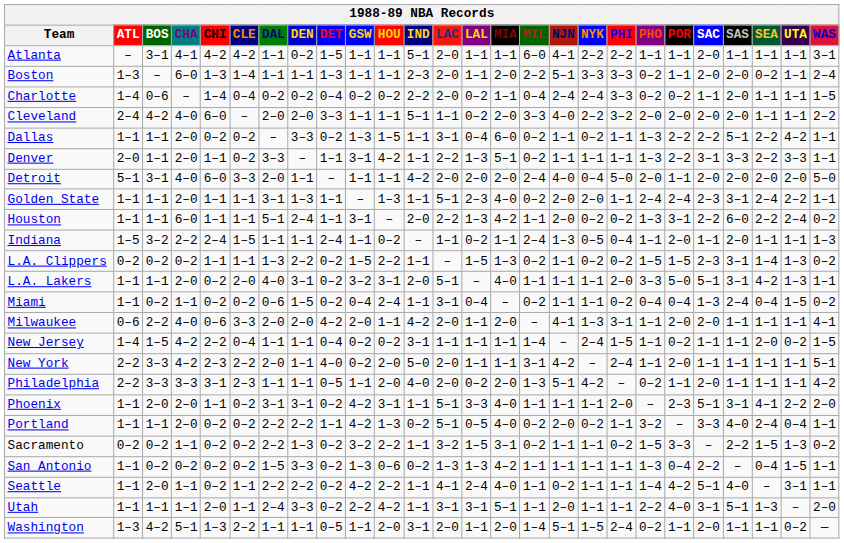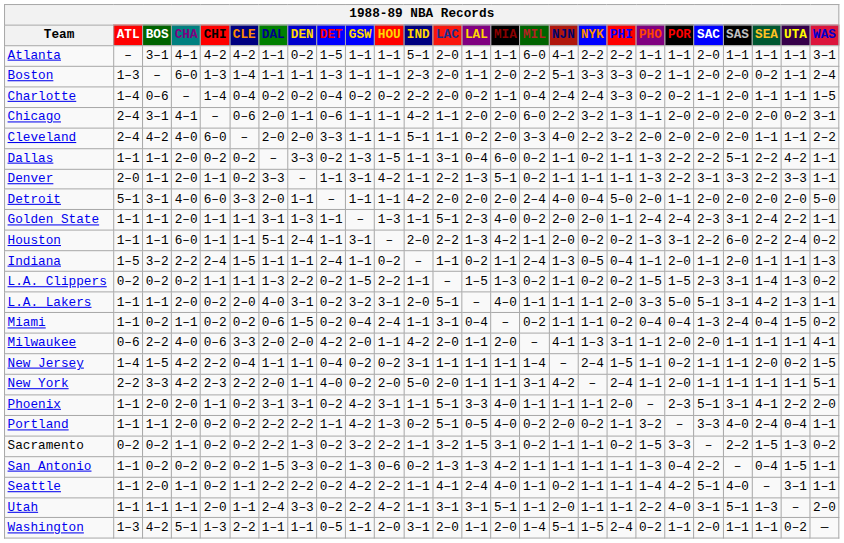+ row: (34, 118)
- row: (53, 385)
